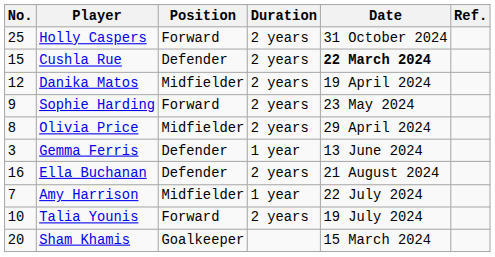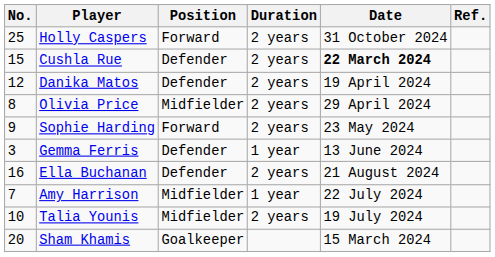(203, 83) Midfielder -> (195, 83) Defender
rows swapped: (89, 128) <-> (97, 106)
(190, 218) Forward -> (203, 218) Midfielder
